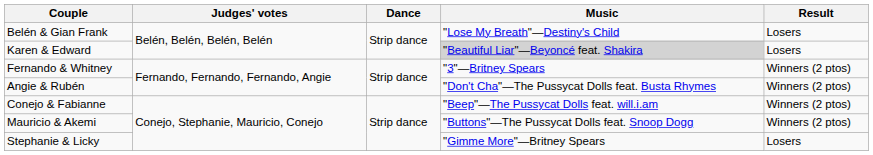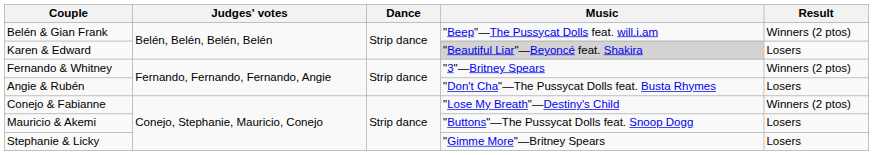(531, 31) "Lose My Breath"—Destiny's Child -> (551, 31) "Beep"—The Pussycat Dolls feat. will.i.am
(784, 31) Losers -> (809, 31) Winners (2 ptos)
(809, 86) Winners (2 ptos) -> (784, 86) Losers
(551, 104) "Beep"—The Pussycat Dolls feat. will.i.am -> (531, 104) "Lose My Breath"—Destiny's Child
(809, 123) Winners (2 ptos) -> (784, 123) Losers
